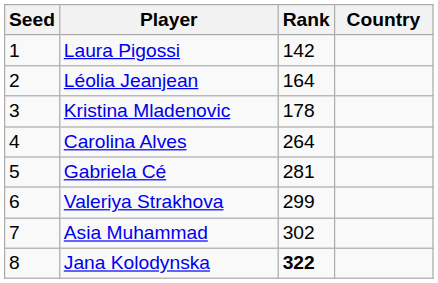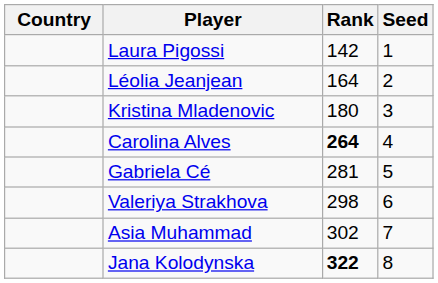columns swapped: (383, 19) <-> (32, 19)
(299, 111) 178 -> (343, 111) 180
(299, 141) normal -> (343, 141) bold
(299, 202) 299 -> (343, 202) 298
